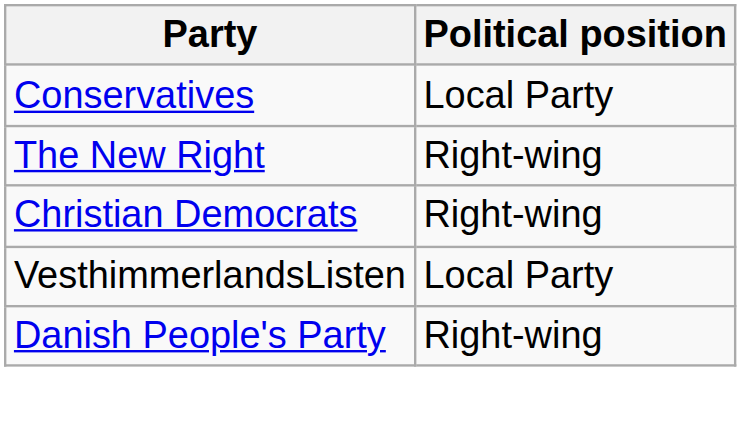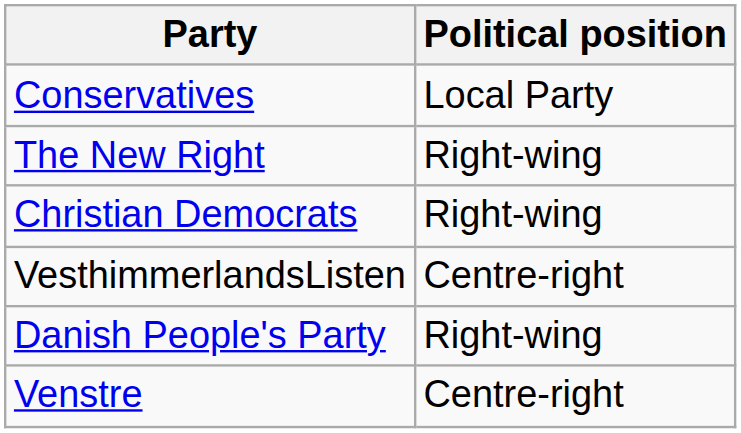(518, 275) Local Party -> (524, 275) Centre-right
+ row: (78, 395)
